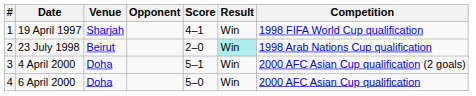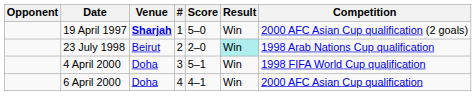columns swapped: (10, 13) <-> (155, 13)
(105, 30) normal -> (152, 30) bold
(194, 30) 4–1 -> (197, 30) 5–0
(341, 30) 1998 FIFA World Cup qualification -> (365, 30) 2000 AFC Asian Cup qualification (2 goals)
(362, 64) 2000 AFC Asian Cup qualification (2 goals) -> (343, 64) 1998 FIFA World Cup qualification
(194, 82) 5–0 -> (197, 82) 4–1
